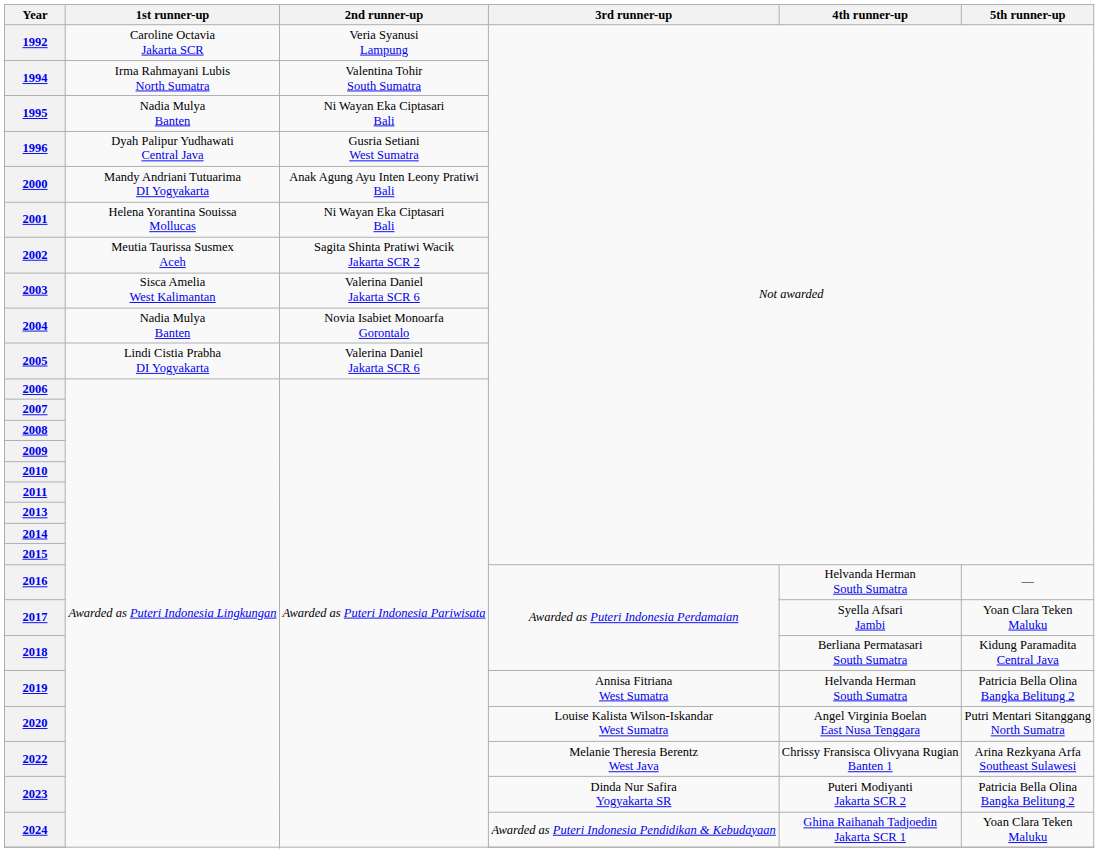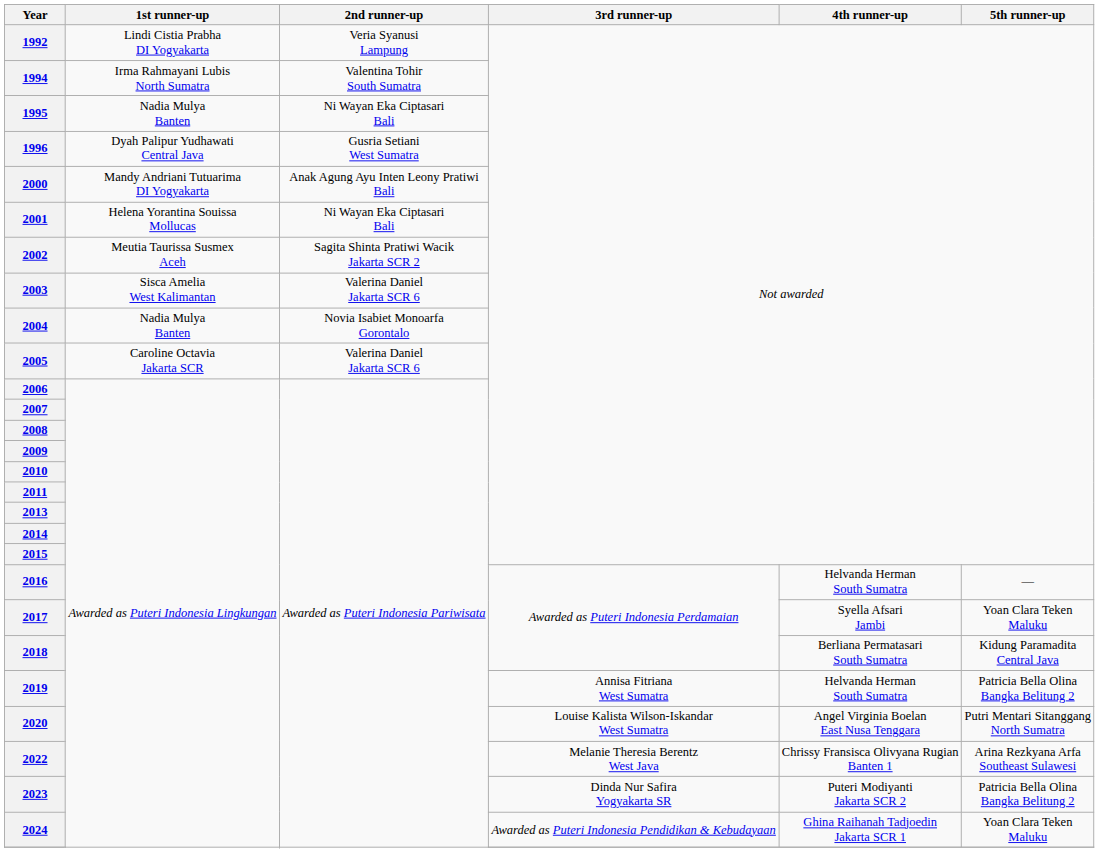(173, 42) Caroline Octavia Jakarta SCR -> (173, 42) Lindi Cistia Prabha DI Yogyakarta
(173, 360) Lindi Cistia Prabha DI Yogyakarta -> (173, 360) Caroline Octavia Jakarta SCR
